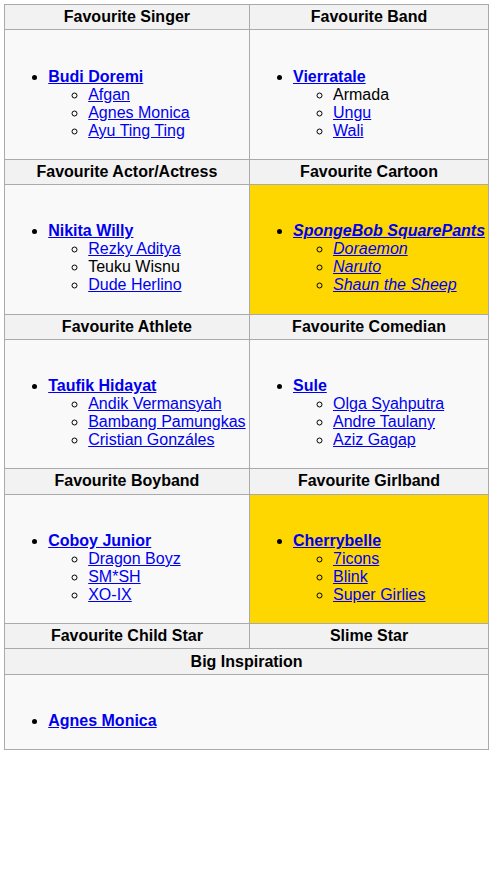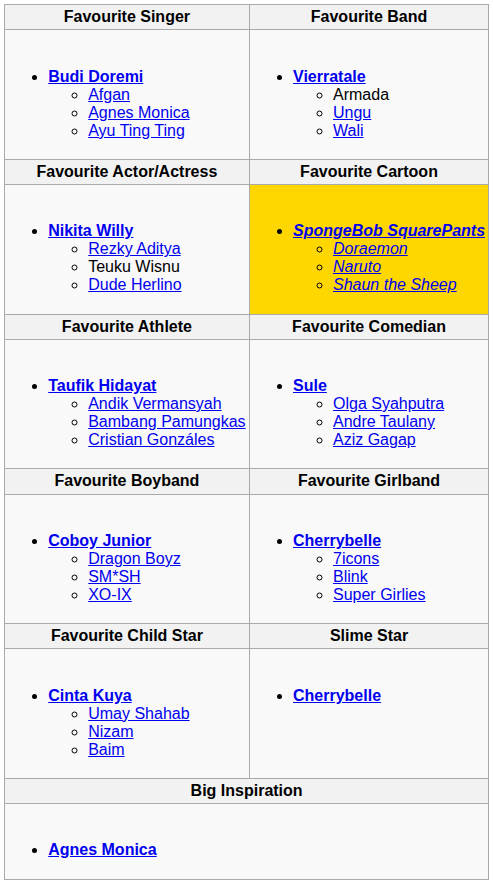(369, 568) gold background -> (369, 568) no background
+ row: (127, 723)
